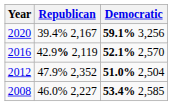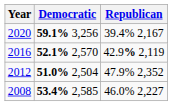columns swapped: (134, 14) <-> (67, 14)
